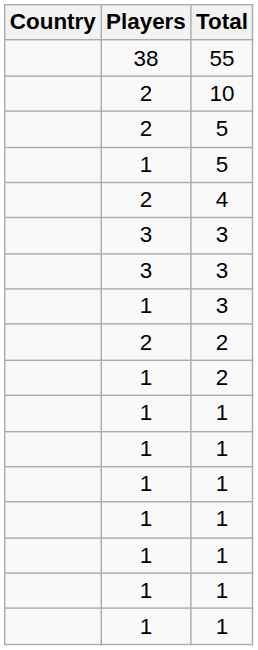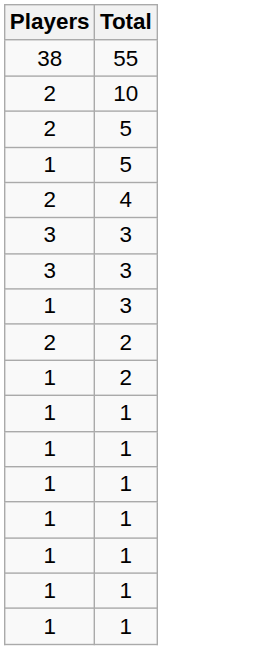- column: (53, 22)
